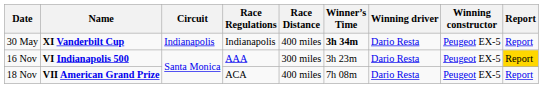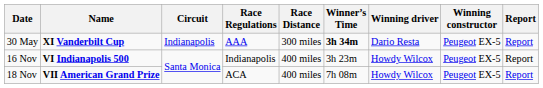(250, 41) Indianapolis -> (236, 41) AAA
(301, 41) 400 miles -> (301, 41) 300 miles
(236, 58) AAA -> (250, 58) Indianapolis
(301, 58) 300 miles -> (301, 58) 400 miles
(395, 58) Dario Resta -> (402, 58) Howdy Wilcox
(519, 58) gold background -> (519, 58) no background
(395, 75) Dario Resta -> (402, 75) Howdy Wilcox
